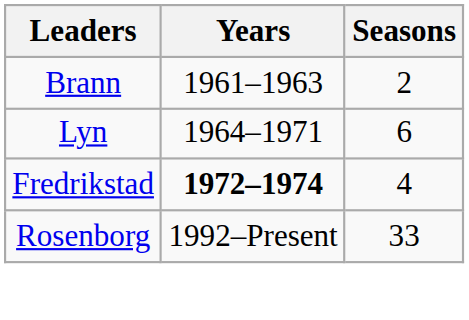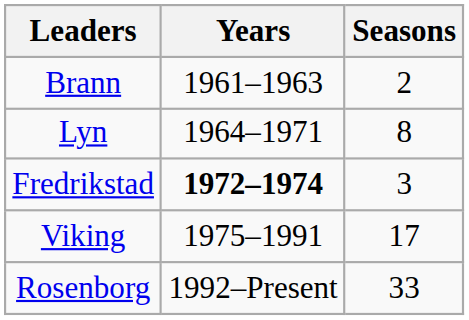(404, 133) 6 -> (404, 133) 8
(404, 184) 4 -> (404, 184) 3
+ row: (83, 235)
